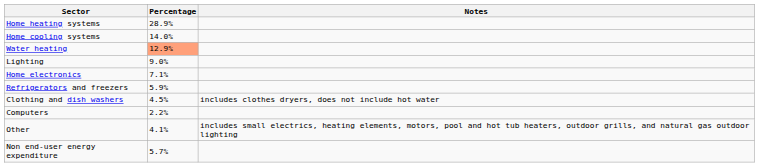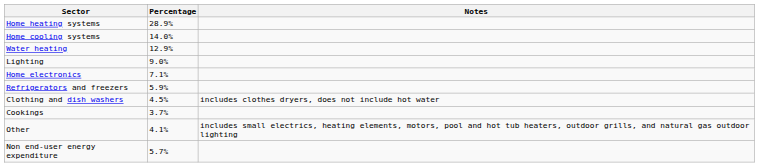(161, 49) lightsalmon background -> (161, 49) no background
+ row: (25, 112)
- row: (27, 112)
